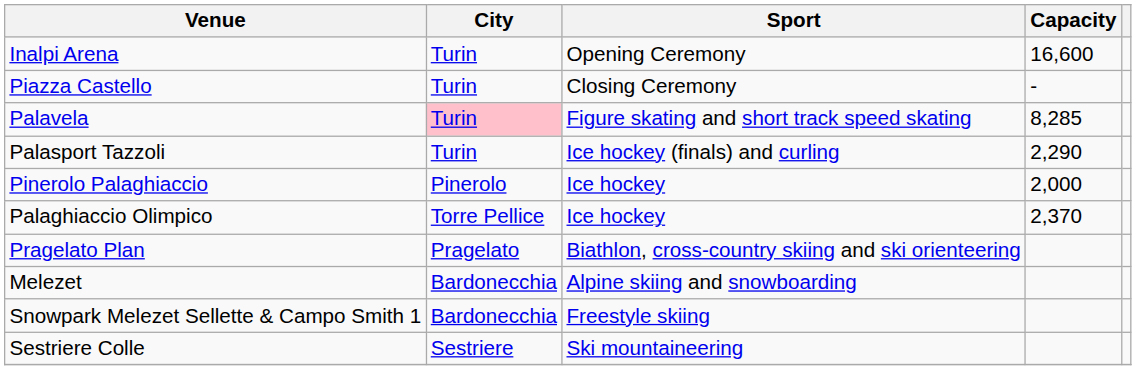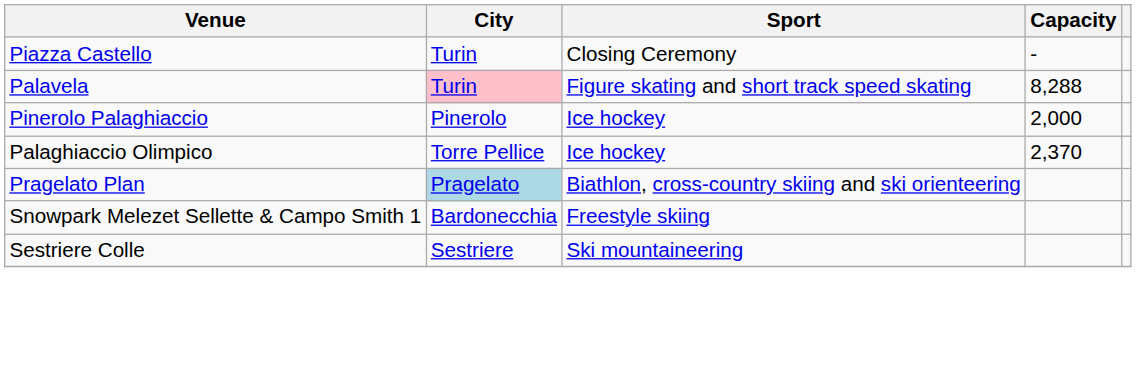- row: (64, 53)
(1056, 119) 8,285 -> (1056, 86) 8,288
- row: (87, 151)
(475, 250) no background -> (475, 184) lightblue background
- row: (46, 282)
